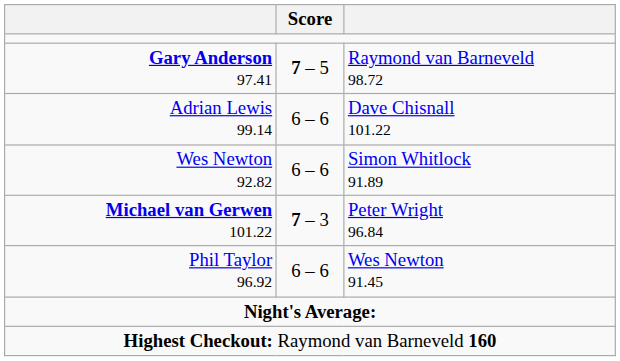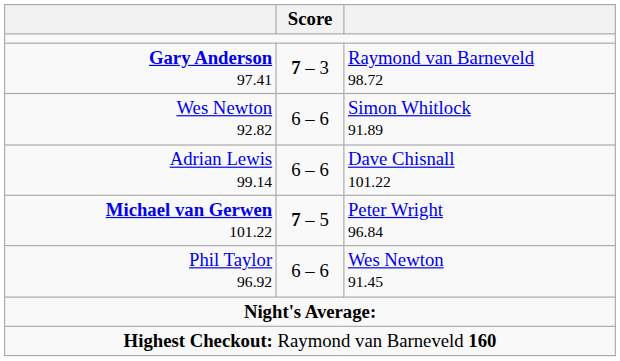(310, 68) 7 – 5 -> (310, 68) 7 – 3
rows swapped: (221, 118) <-> (224, 169)
(310, 220) 7 – 3 -> (310, 220) 7 – 5
